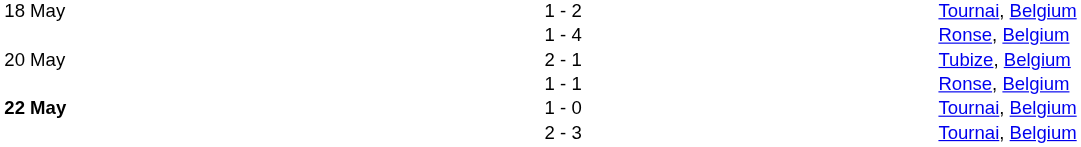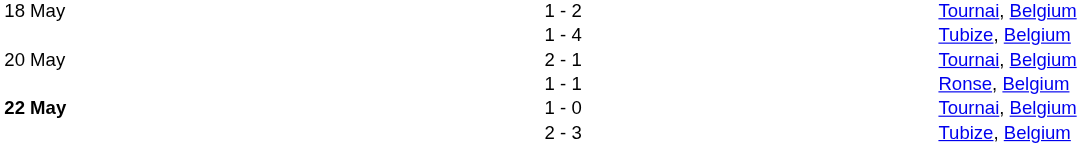(1004, 35) Ronse, Belgium -> (1005, 35) Tubize, Belgium
(1005, 59) Tubize, Belgium -> (1008, 59) Tournai, Belgium
(1008, 132) Tournai, Belgium -> (1005, 132) Tubize, Belgium
